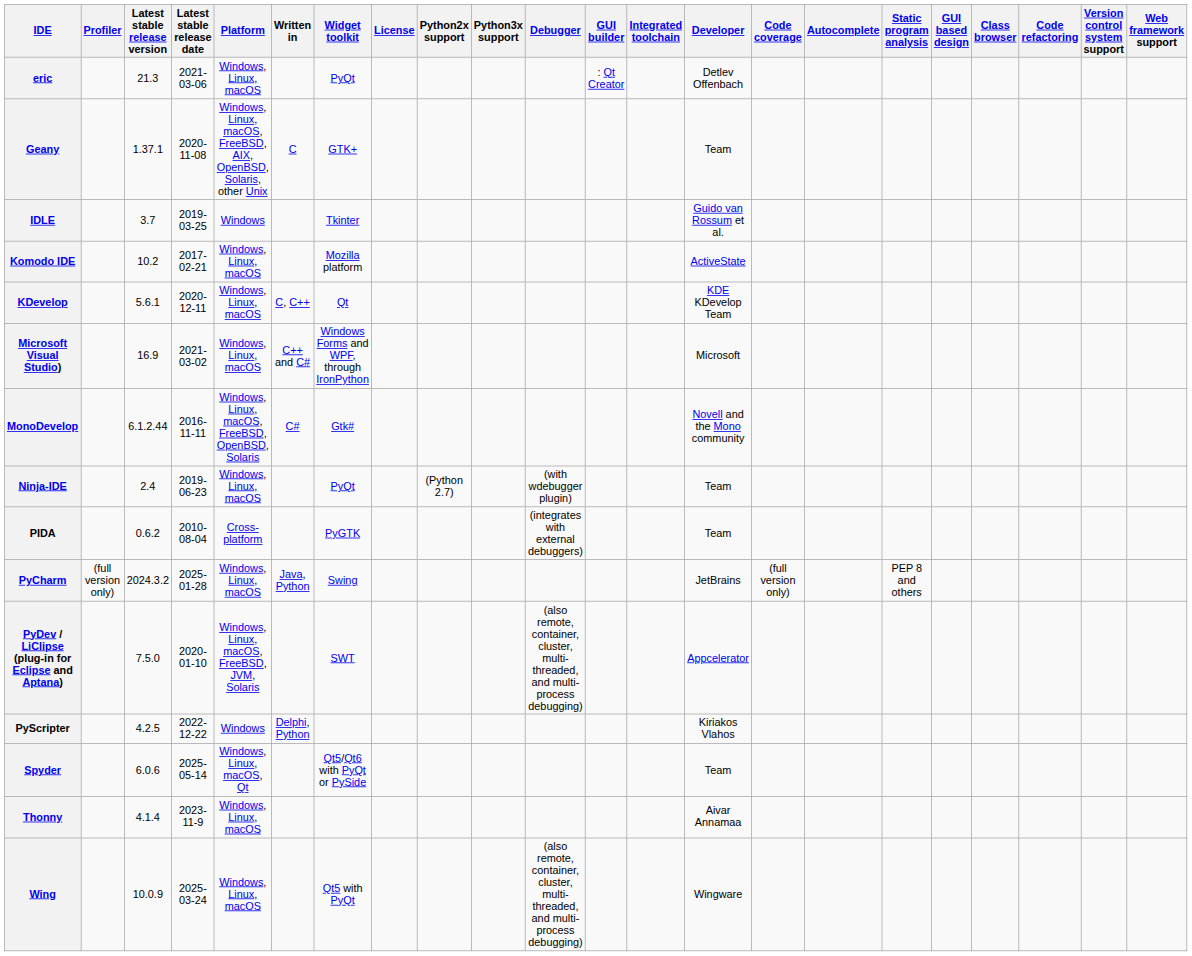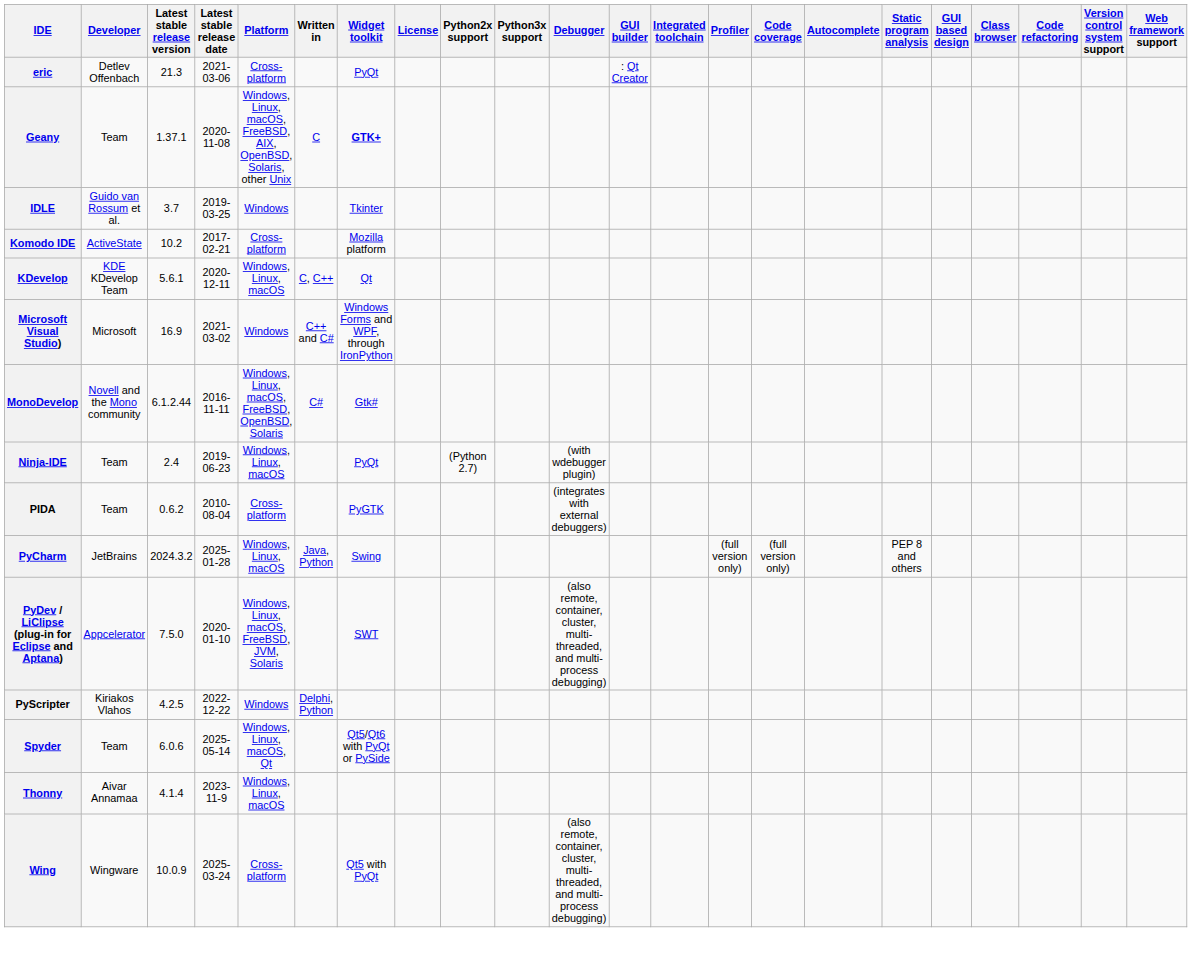columns swapped: (718, 31) <-> (102, 31)
(243, 78) Windows, Linux, macOS -> (266, 72) Cross-platform
(343, 149) normal -> (366, 137) bold
(243, 261) Windows, Linux, macOS -> (266, 243) Cross-platform
(243, 355) Windows, Linux, macOS -> (266, 331) Windows
(243, 894) Windows, Linux, macOS -> (266, 870) Cross-platform
